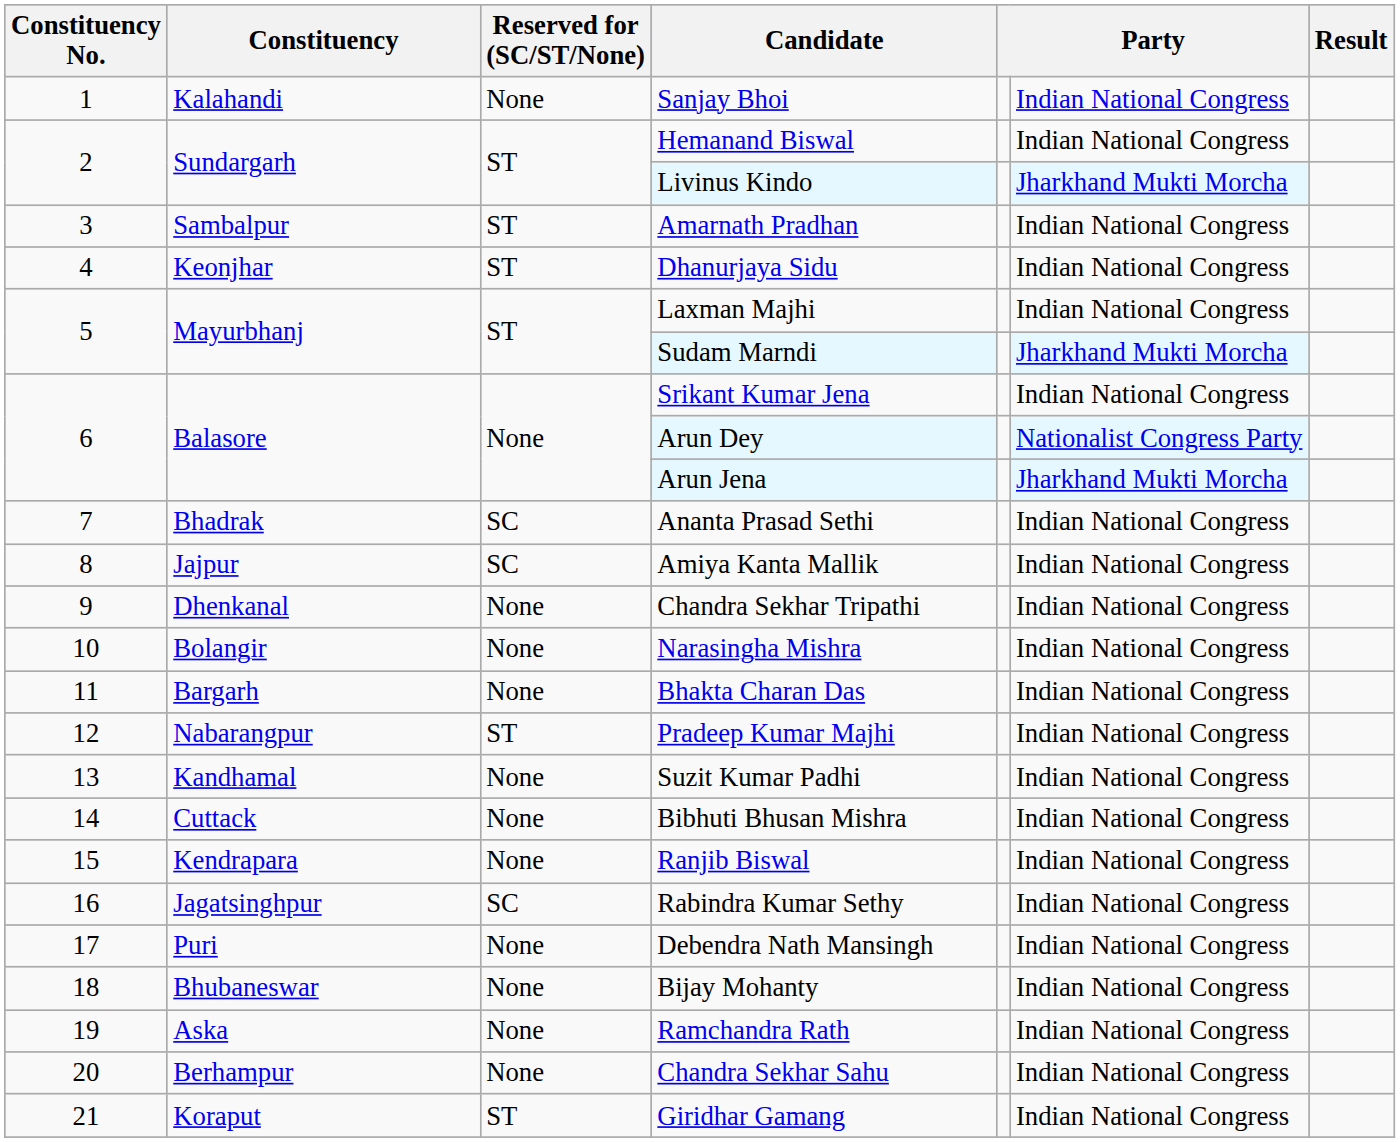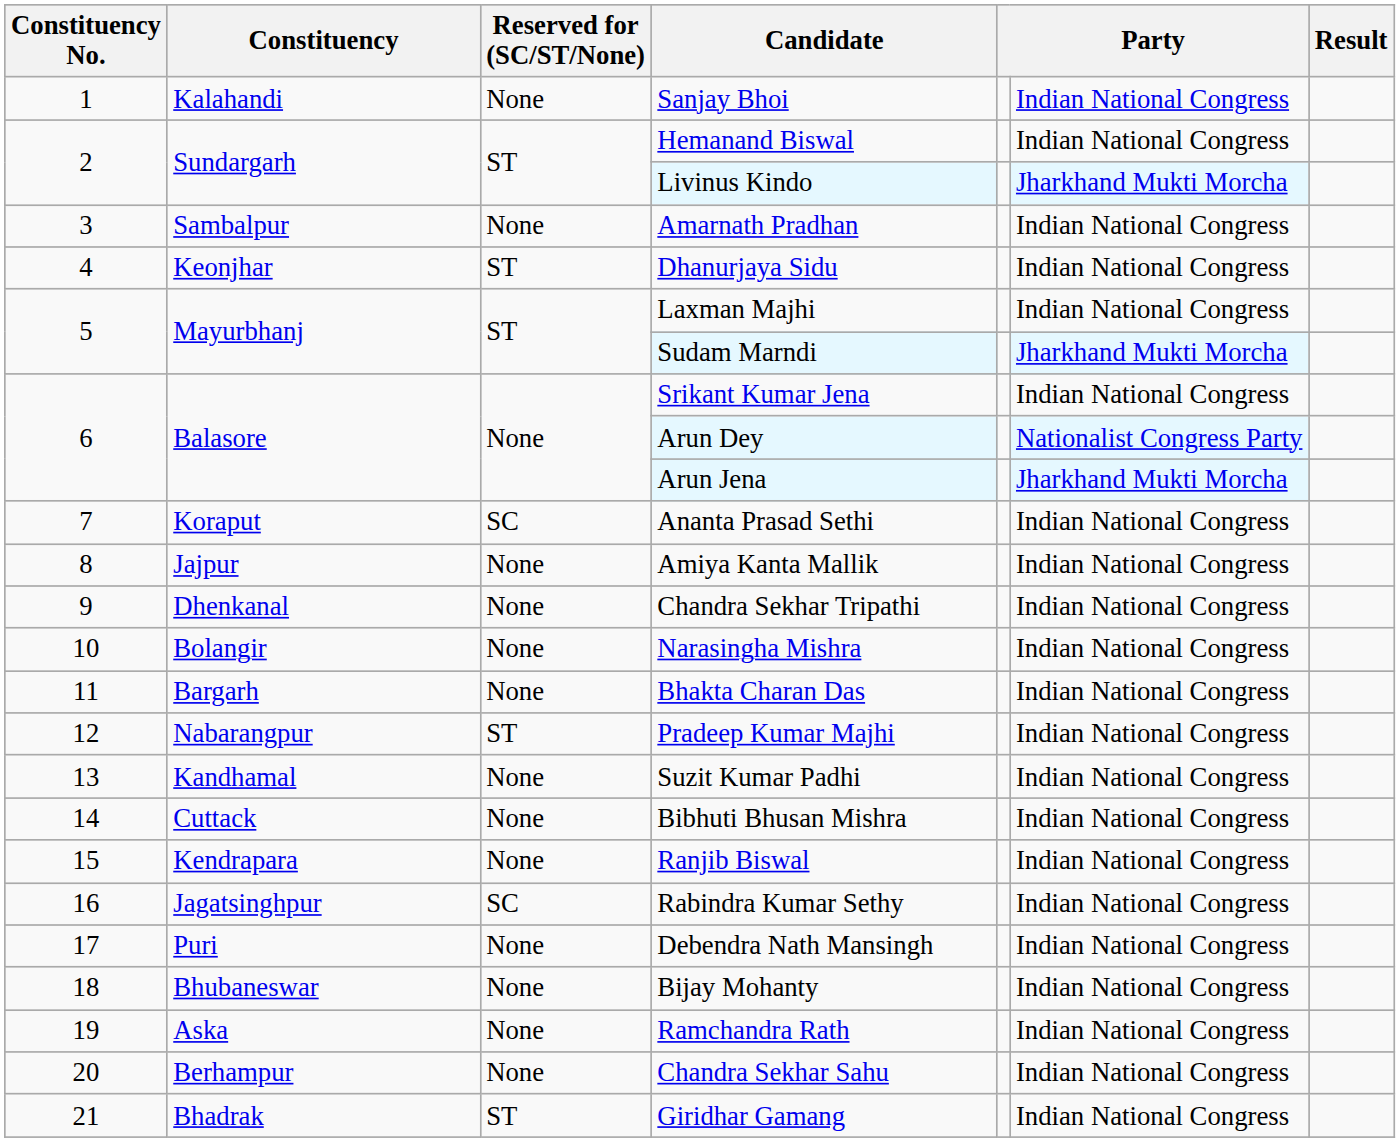(502, 225) ST -> (515, 225) None
(219, 521) Bhadrak -> (217, 521) Koraput
(503, 564) SC -> (515, 564) None
(217, 1115) Koraput -> (219, 1115) Bhadrak
